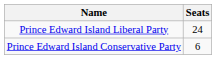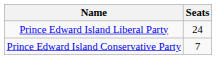(198, 46) 6 -> (198, 46) 7
